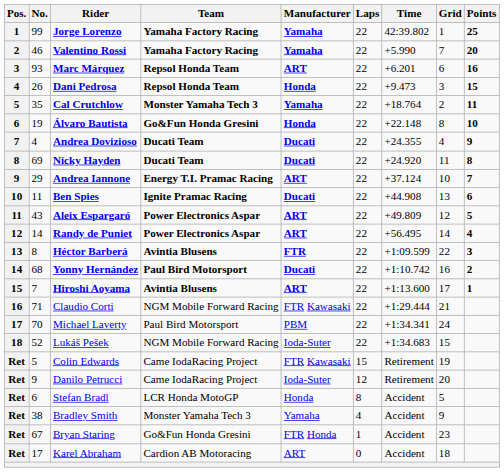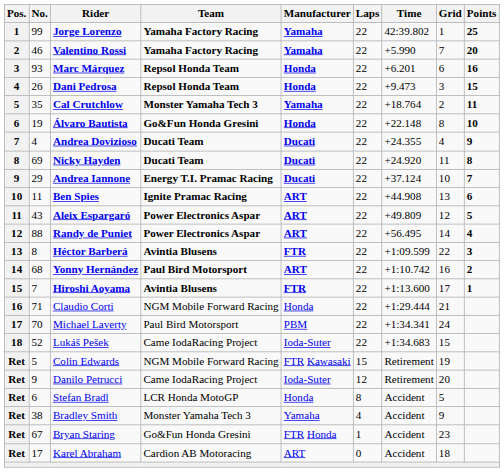(295, 68) ART -> (300, 68) Honda
(295, 178) ART -> (300, 178) Ducati
(300, 196) Ducati -> (295, 196) ART
(37, 233) 14 -> (37, 233) 88
(300, 269) Ducati -> (295, 269) ART
(295, 288) ART -> (295, 288) FTR
(317, 306) FTR Kawasaki -> (299, 306) Honda
(211, 343) NGM Mobile Forward Racing -> (200, 343) Came IodaRacing Project
(200, 361) Came IodaRacing Project -> (211, 361) NGM Mobile Forward Racing
